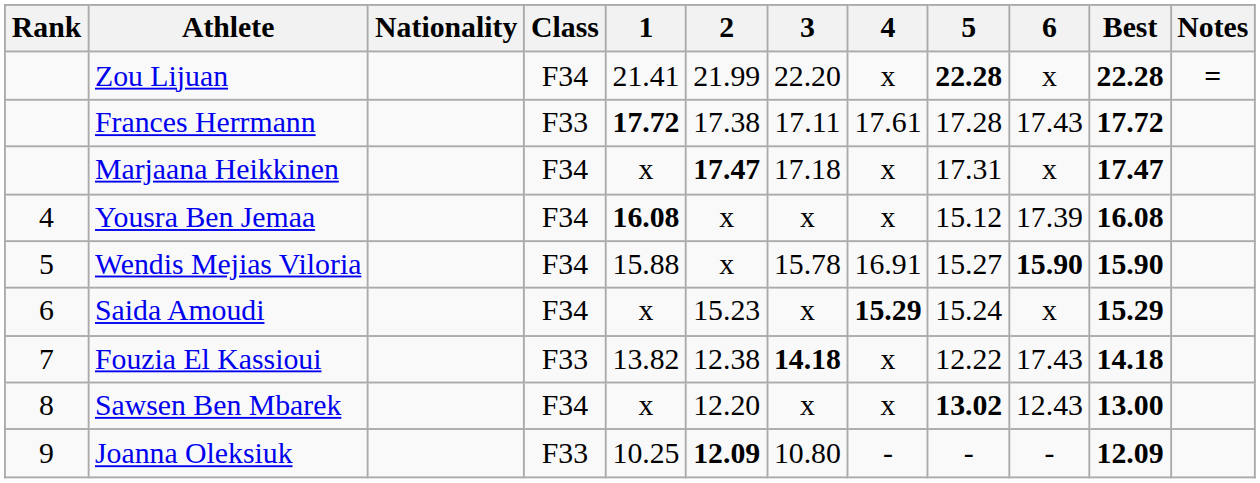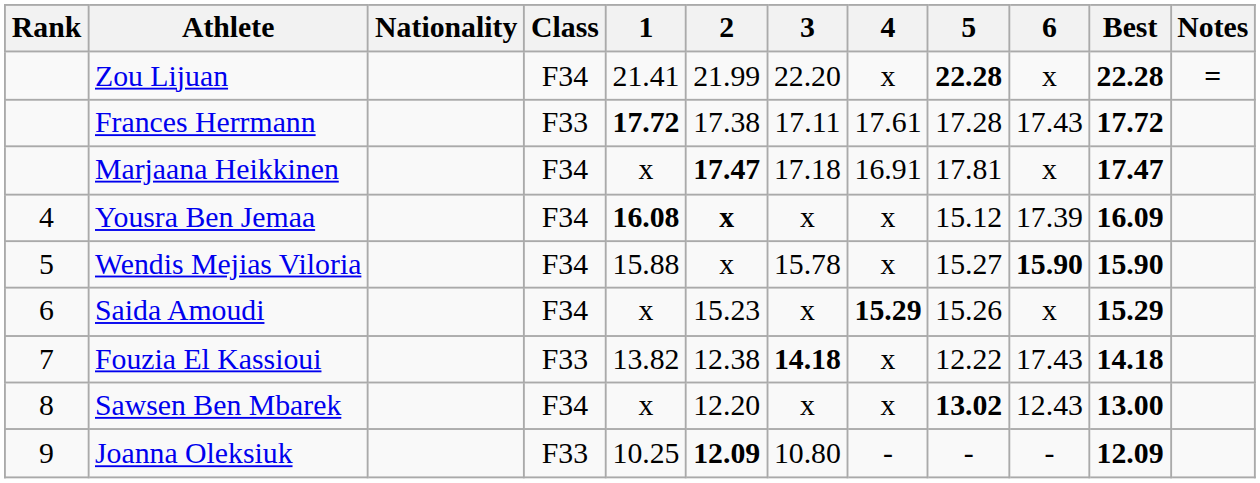(888, 169) x -> (888, 169) 16.91
(969, 169) 17.31 -> (969, 169) 17.81
(727, 216) normal -> (727, 216) bold
(1130, 216) 16.08 -> (1130, 216) 16.09
(888, 264) 16.91 -> (888, 264) x
(969, 311) 15.24 -> (969, 311) 15.26
